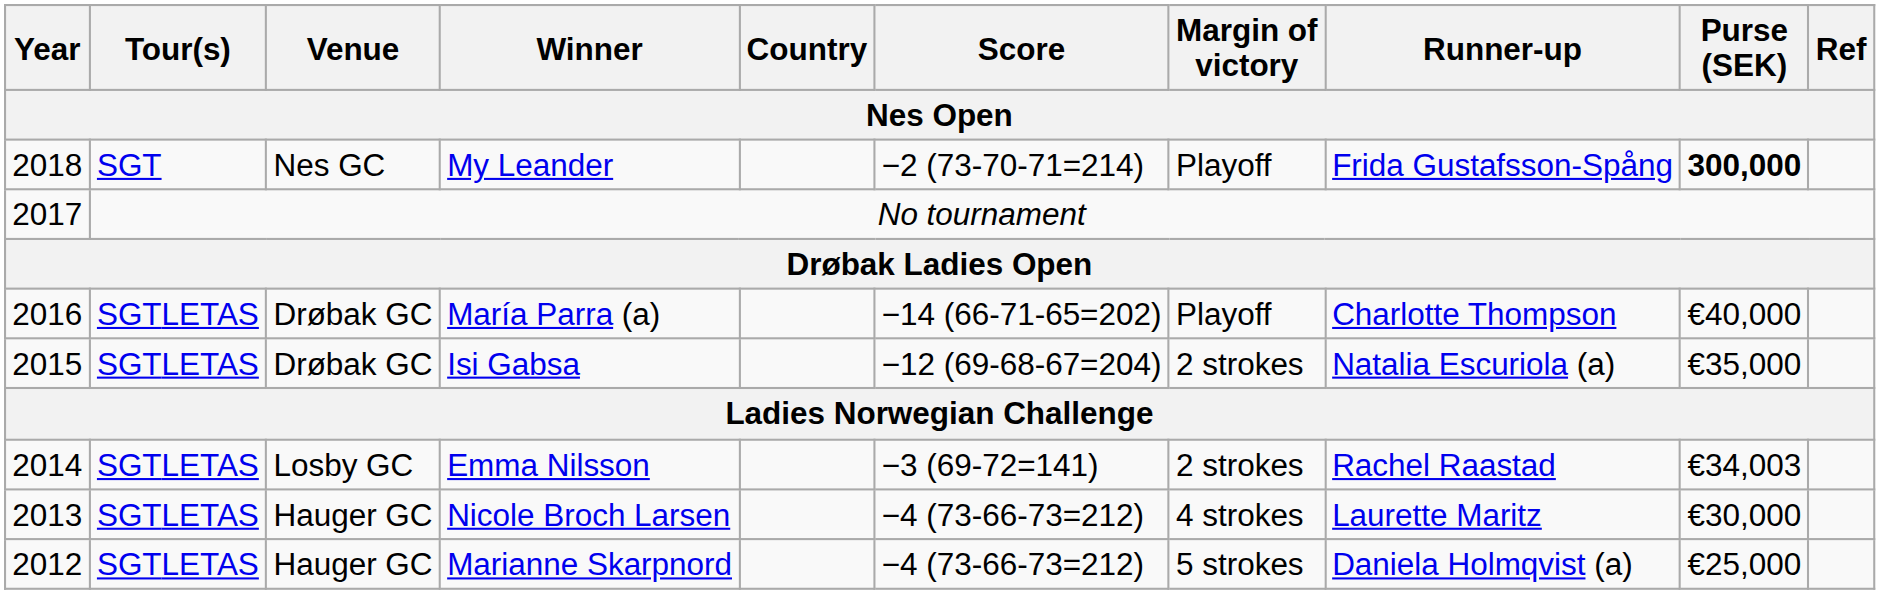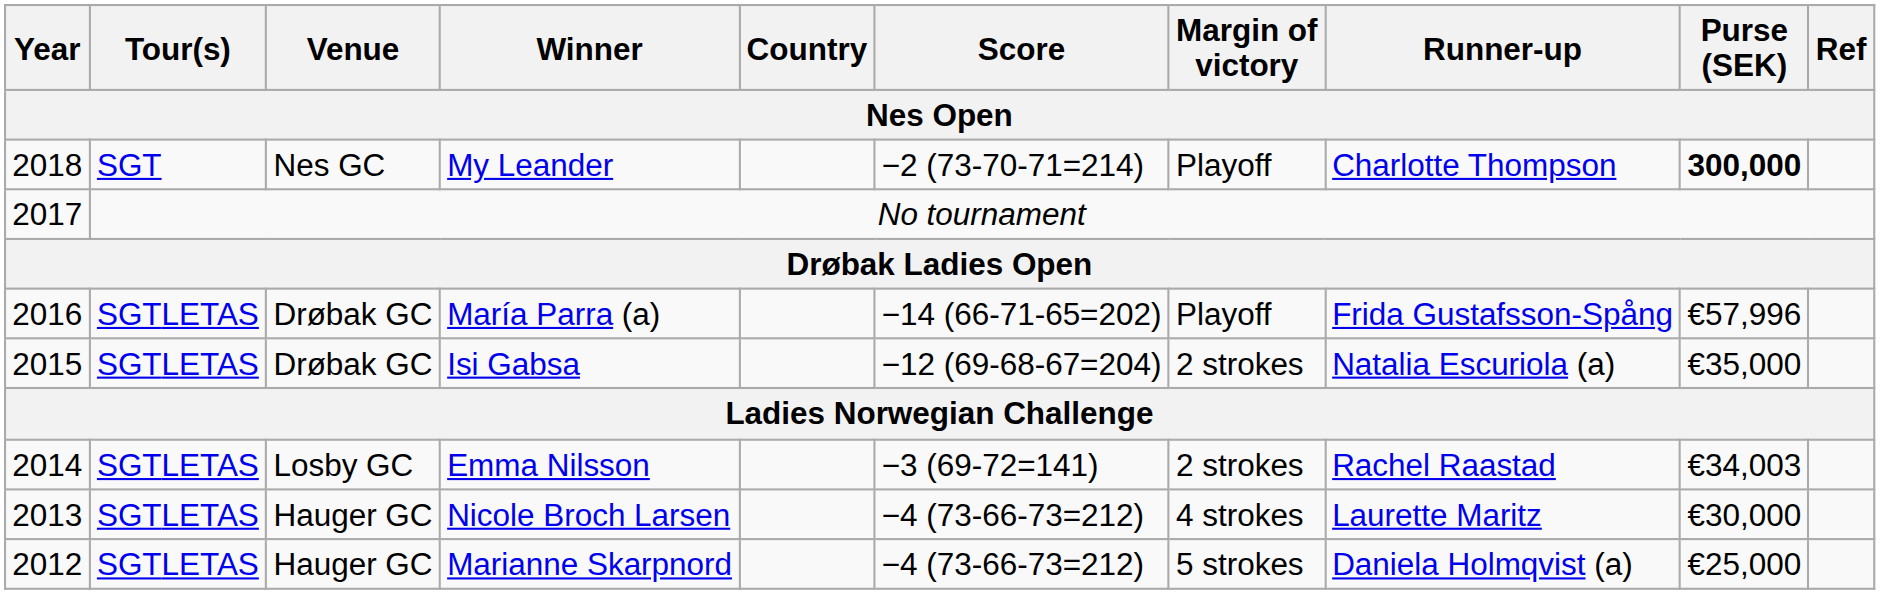(1503, 165) Frida Gustafsson-Spång -> (1474, 165) Charlotte Thompson
(1474, 314) Charlotte Thompson -> (1503, 314) Frida Gustafsson-Spång
(1744, 314) €40,000 -> (1744, 314) €57,996
